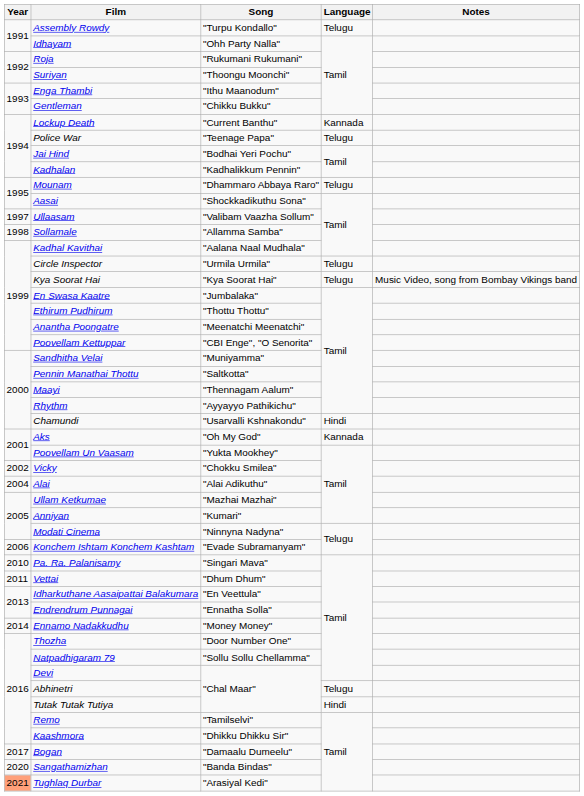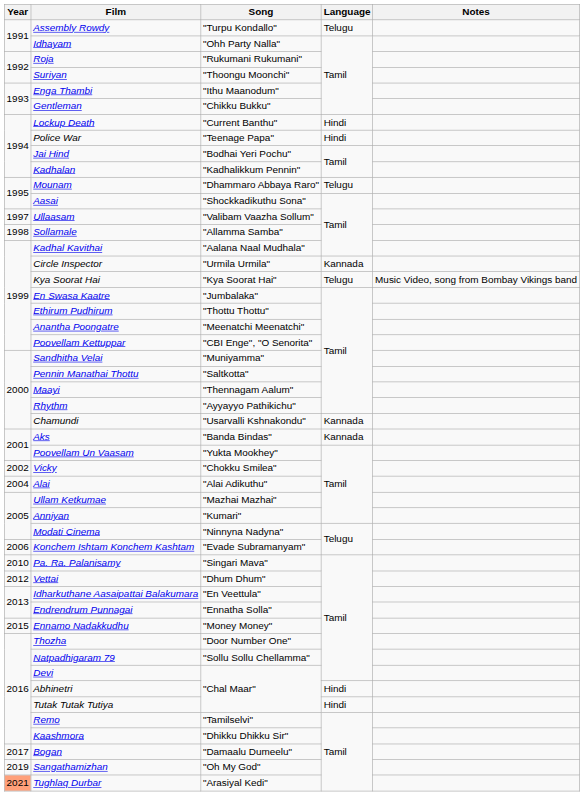(344, 122) Kannada -> (335, 122) Hindi
(338, 138) Telugu -> (335, 138) Hindi
(338, 264) Telugu -> (344, 264) Kannada
(335, 421) Hindi -> (344, 421) Kannada
(232, 437) "Oh My God" -> (237, 437) "Banda Bindas"
(17, 578) 2011 -> (18, 578) 2012
(18, 625) 2014 -> (18, 625) 2015
(338, 688) Telugu -> (335, 688) Hindi
(18, 767) 2020 -> (18, 767) 2019
(237, 767) "Banda Bindas" -> (232, 767) "Oh My God"
